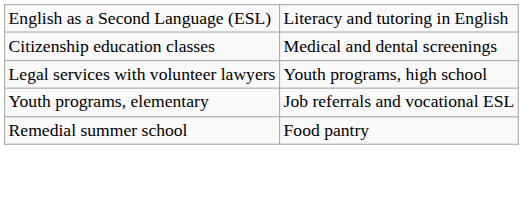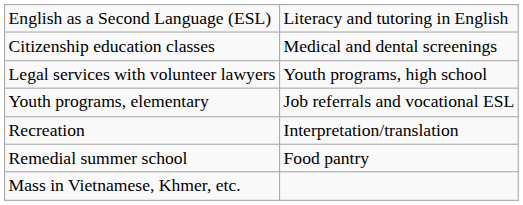+ row: (47, 130)
+ row: (125, 185)
